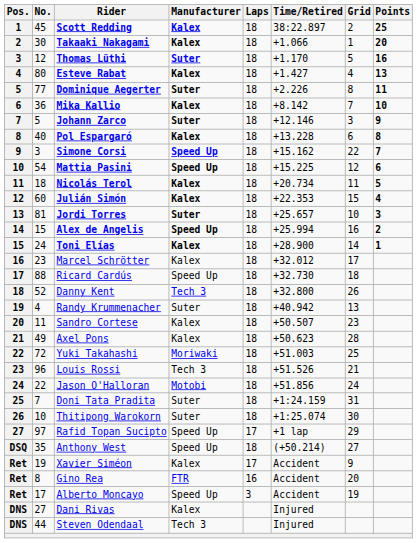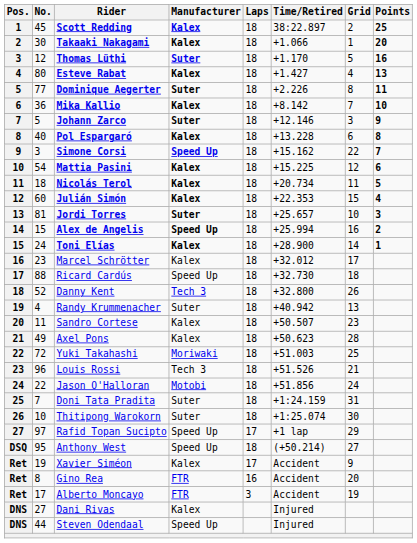(195, 168) Speed Up -> (186, 168) Kalex
(40, 448) 35 -> (40, 448) 95
(195, 495) Speed Up -> (180, 495) FTR
(189, 526) Tech 3 -> (195, 526) Speed Up
